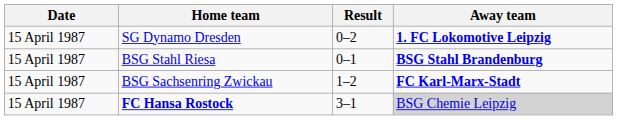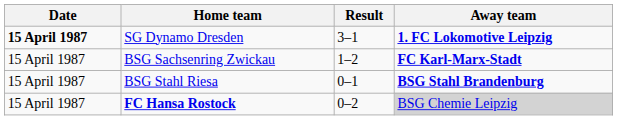(46, 37) normal -> (47, 37) bold
(346, 37) 0–2 -> (348, 37) 3–1
rows swapped: (197, 81) <-> (169, 59)
(346, 103) 3–1 -> (348, 103) 0–2
